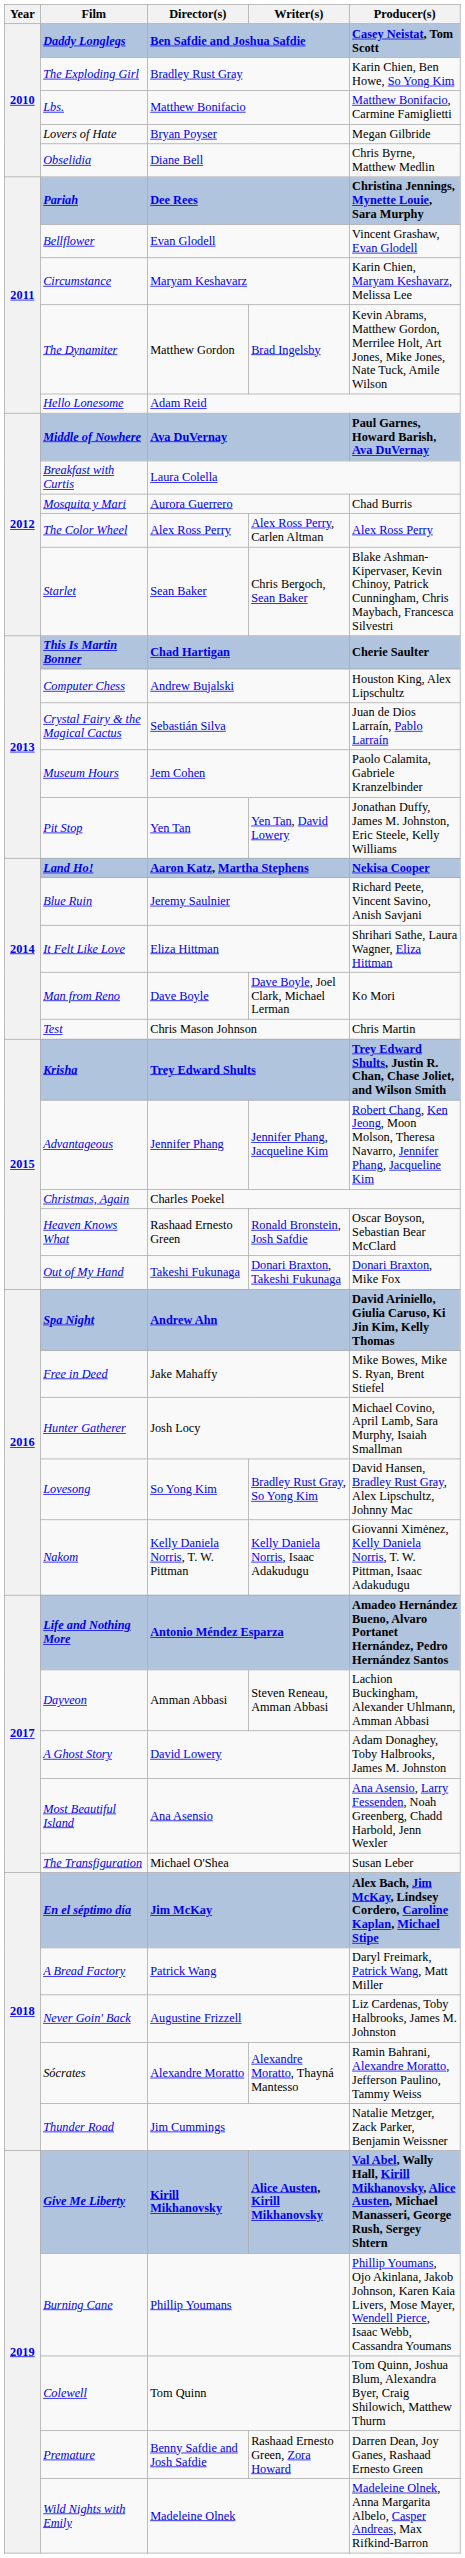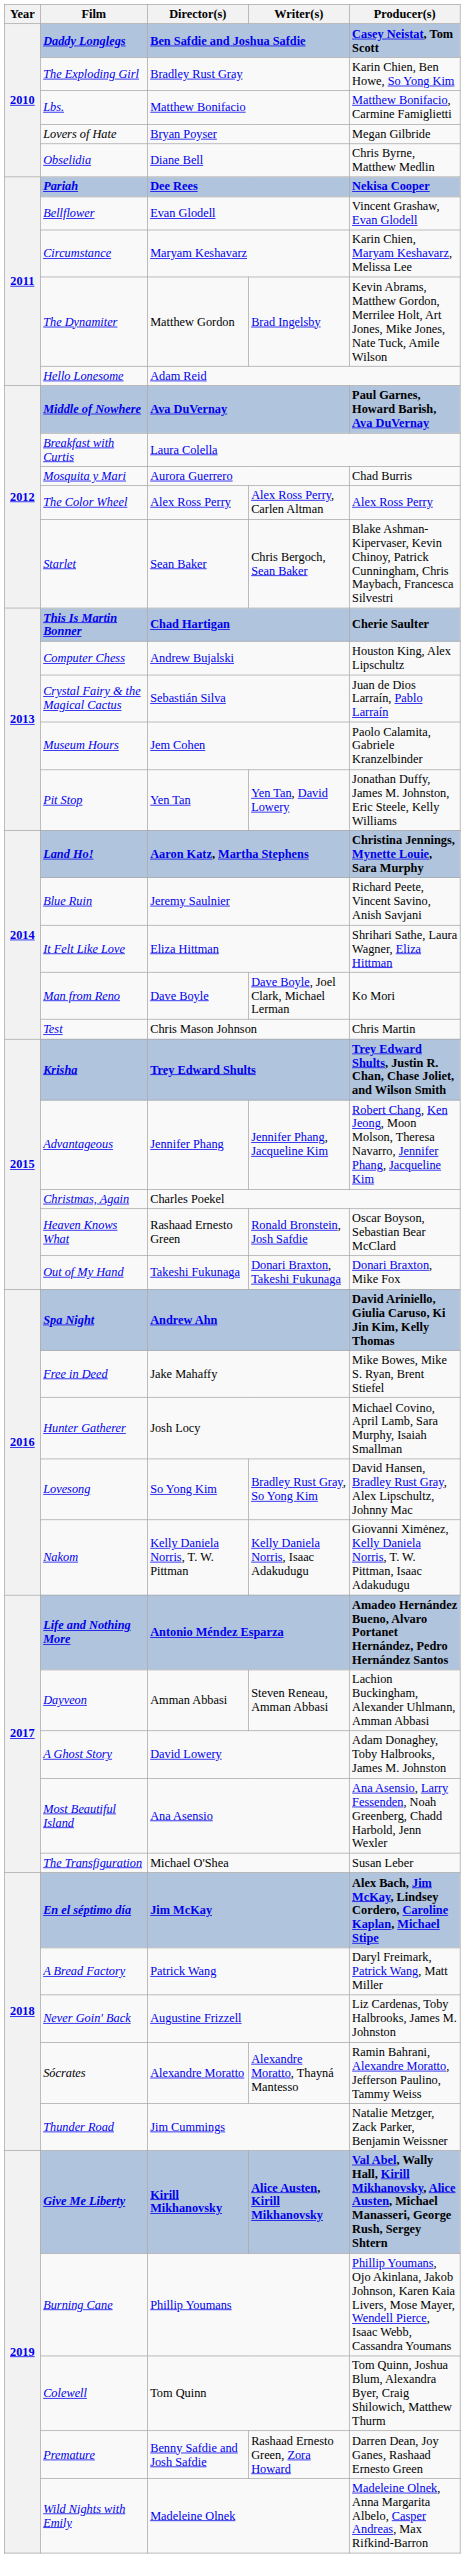(403, 200) Christina Jennings, Mynette Louie, Sara Murphy -> (391, 186) Nekisa Cooper
(391, 868) Nekisa Cooper -> (403, 854) Christina Jennings, Mynette Louie, Sara Murphy
